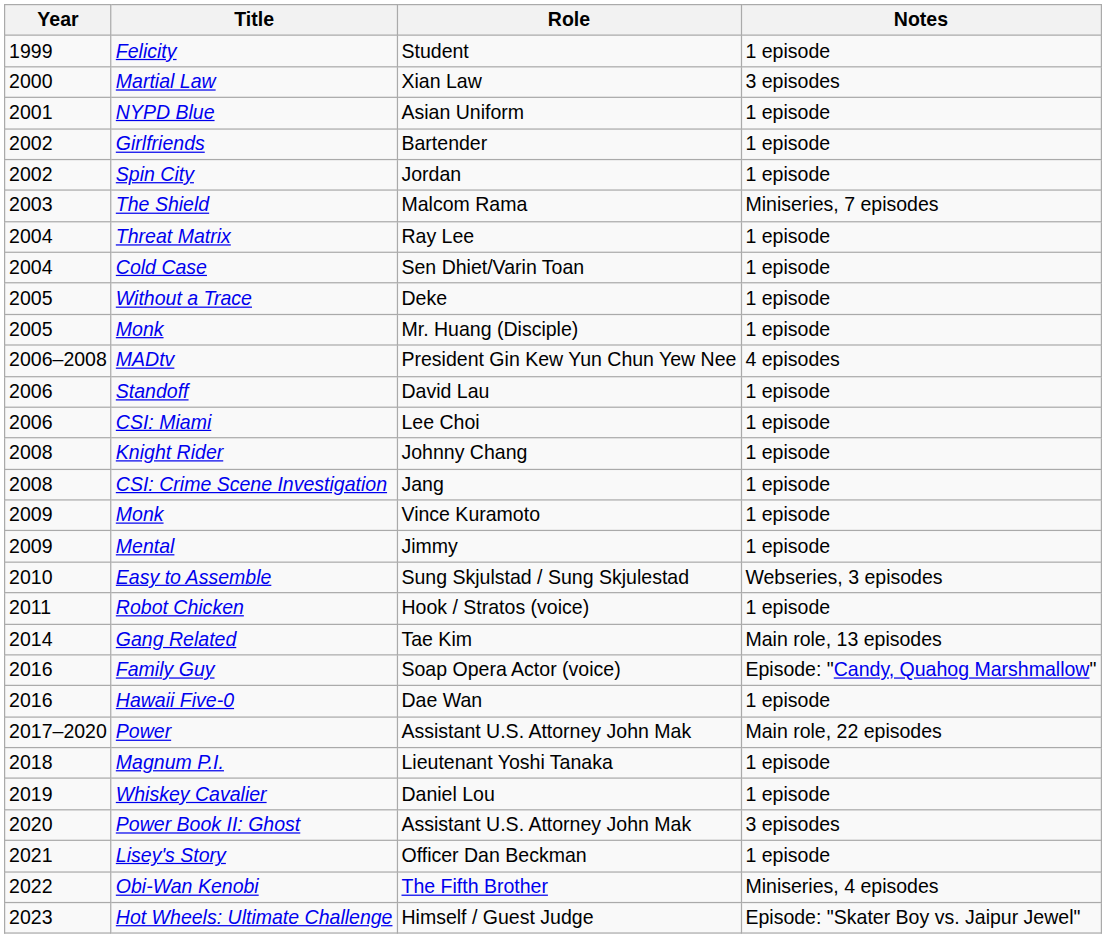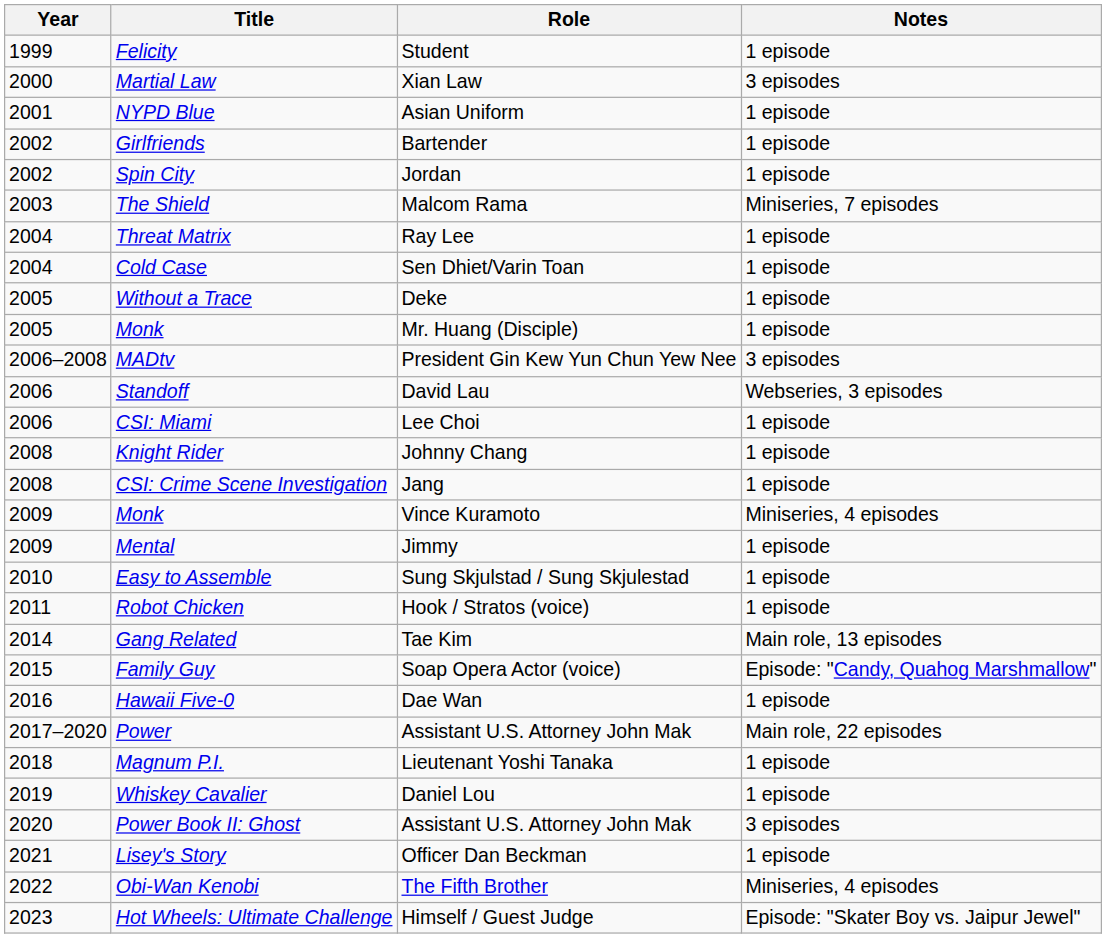(793, 360) 4 episodes -> (793, 360) 3 episodes
(788, 391) 1 episode -> (844, 391) Webseries, 3 episodes
(788, 515) 1 episode -> (842, 515) Miniseries, 4 episodes
(844, 577) Webseries, 3 episodes -> (788, 577) 1 episode
(31, 670) 2016 -> (31, 670) 2015
